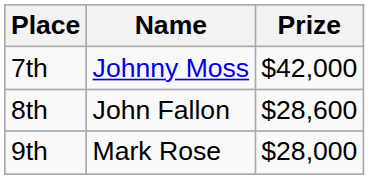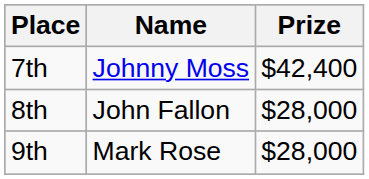(309, 67) $42,000 -> (309, 67) $42,400
(309, 109) $28,600 -> (309, 109) $28,000
